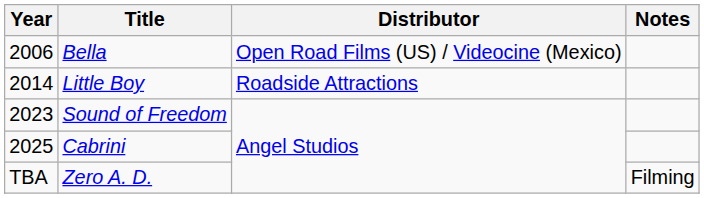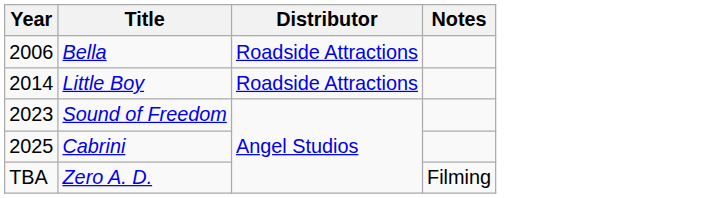(429, 51) Open Road Films (US) / Videocine (Mexico) -> (327, 51) Roadside Attractions
